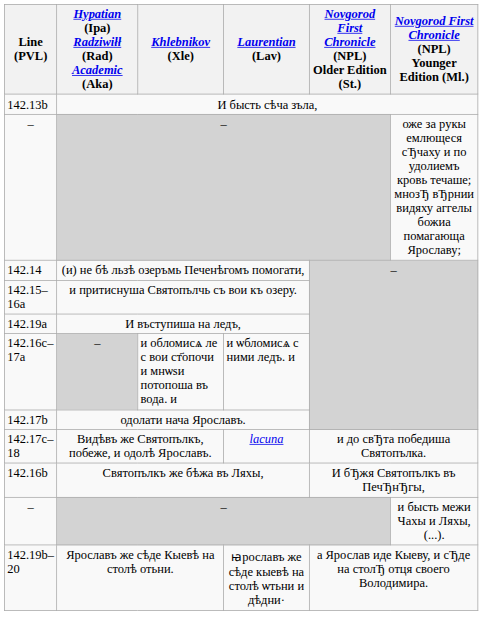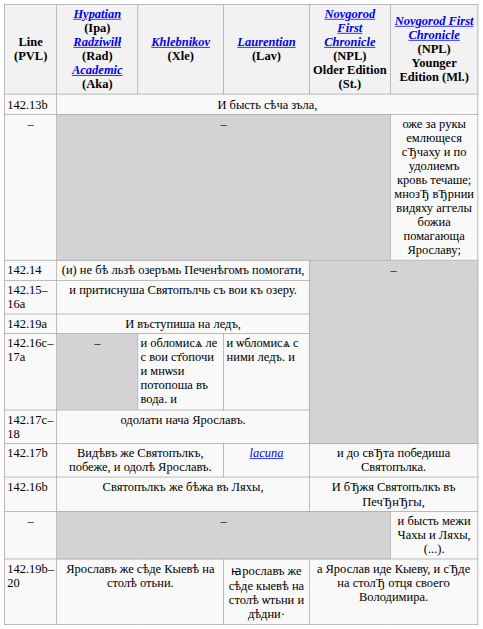(28, 419) 142.17b -> (30, 426) 142.17c–18
(30, 446) 142.17c–18 -> (28, 453) 142.17b
